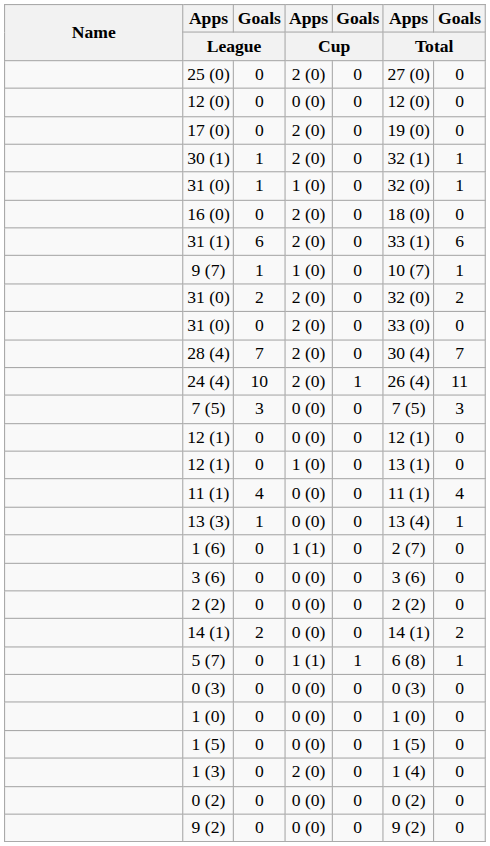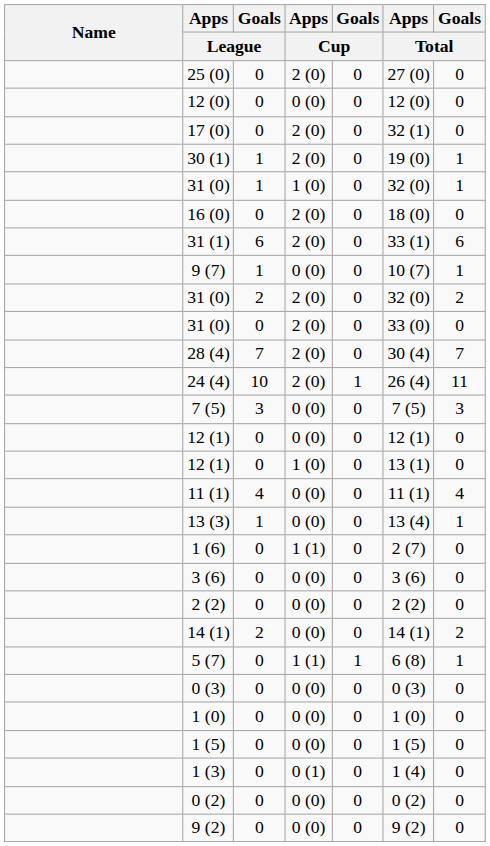(409, 130) 19 (0) -> (409, 130) 32 (1)
(409, 158) 32 (1) -> (409, 158) 19 (0)
(309, 269) 1 (0) -> (309, 269) 0 (0)
(309, 772) 2 (0) -> (309, 772) 0 (1)
